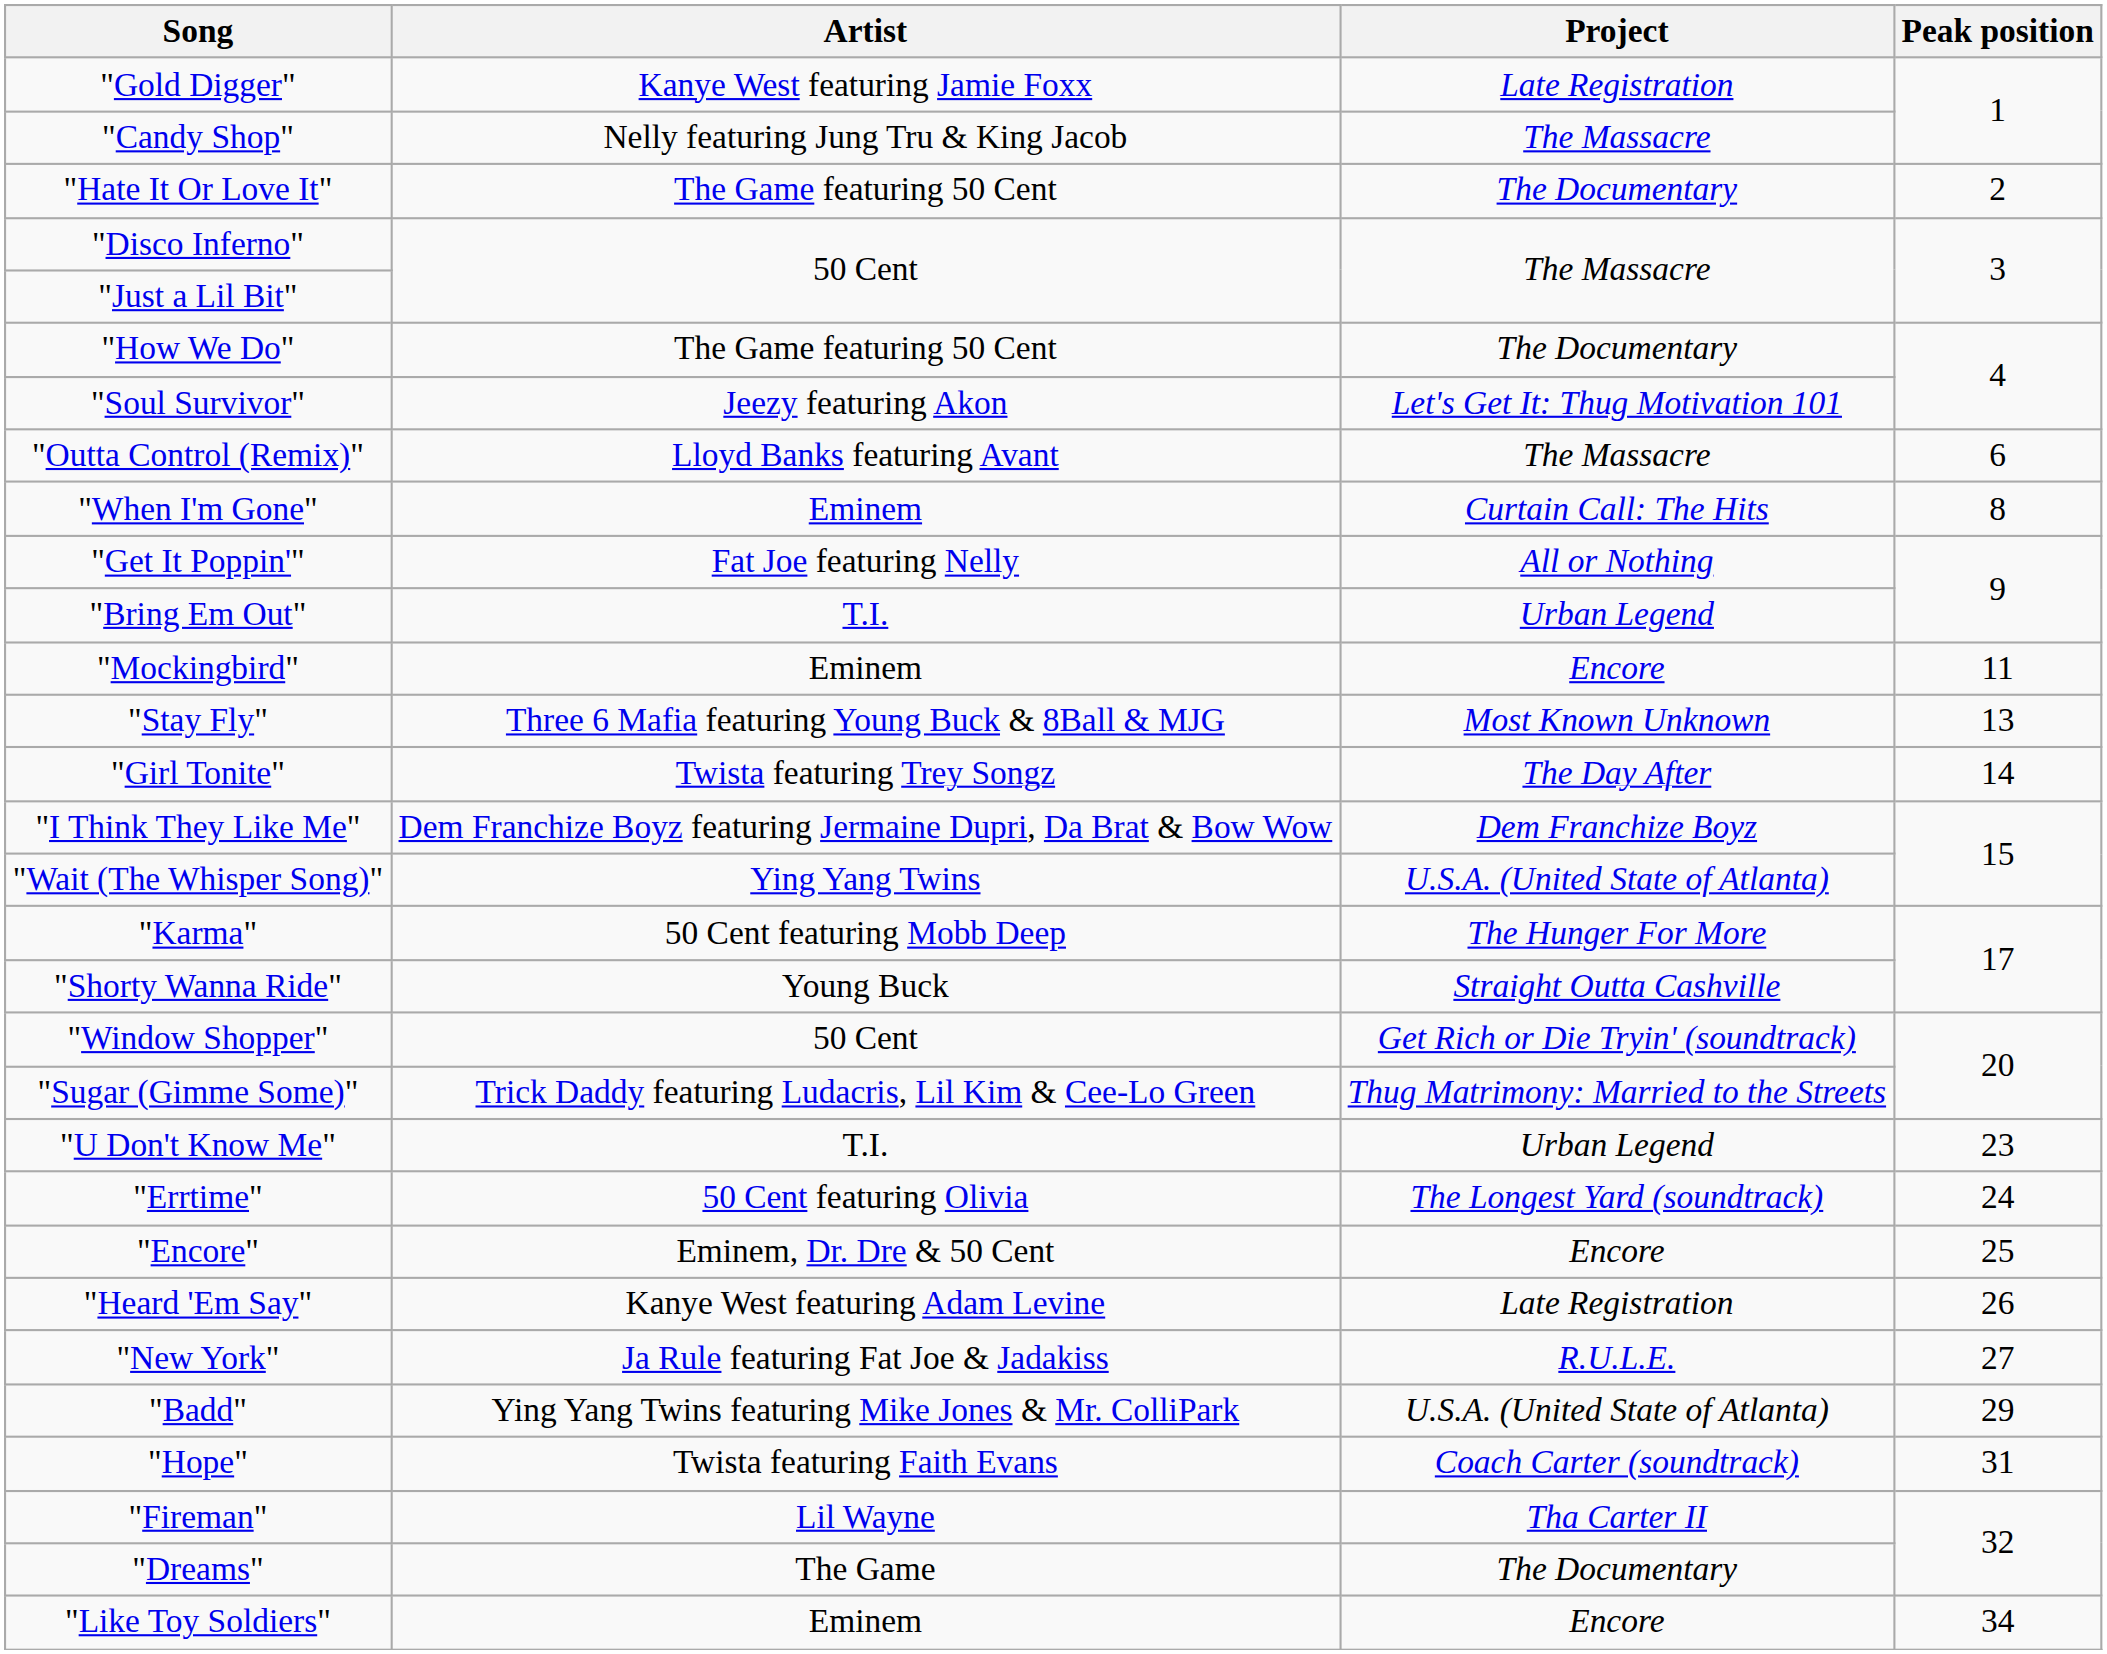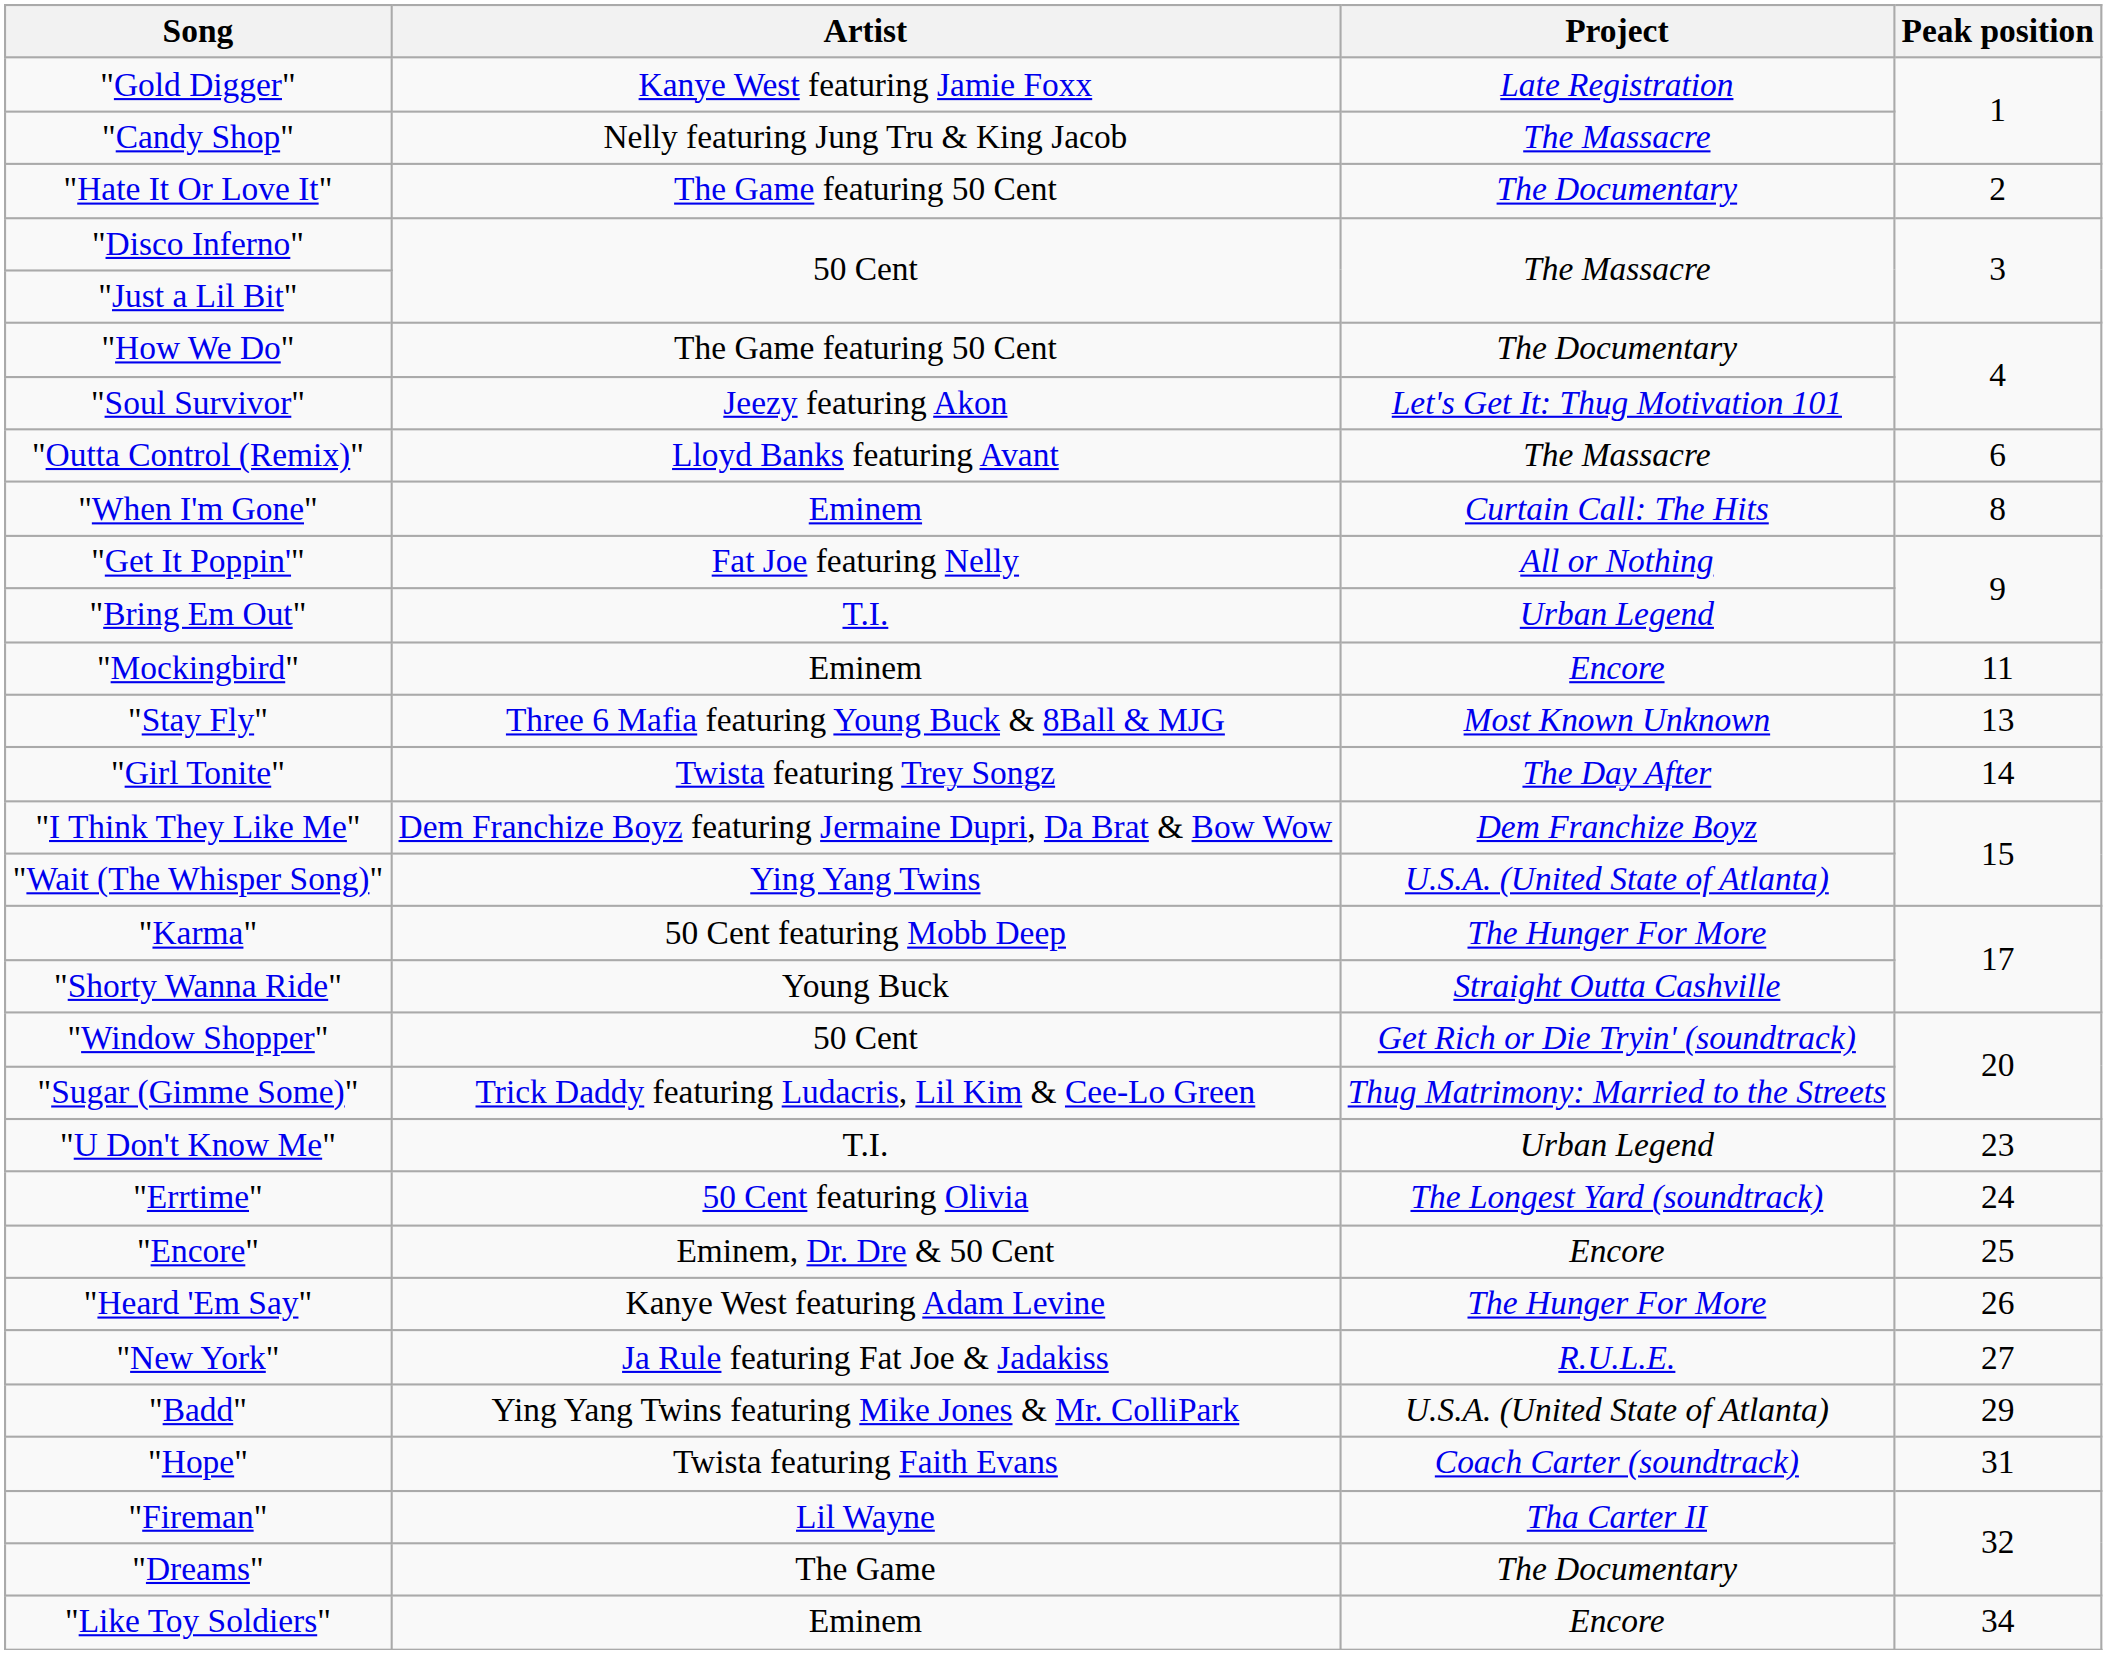(1617, 1303) Late Registration -> (1617, 1303) The Hunger For More
